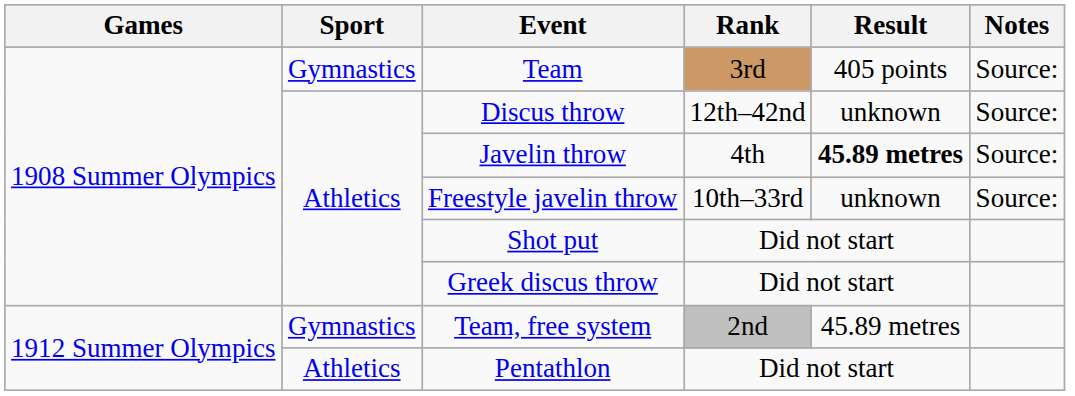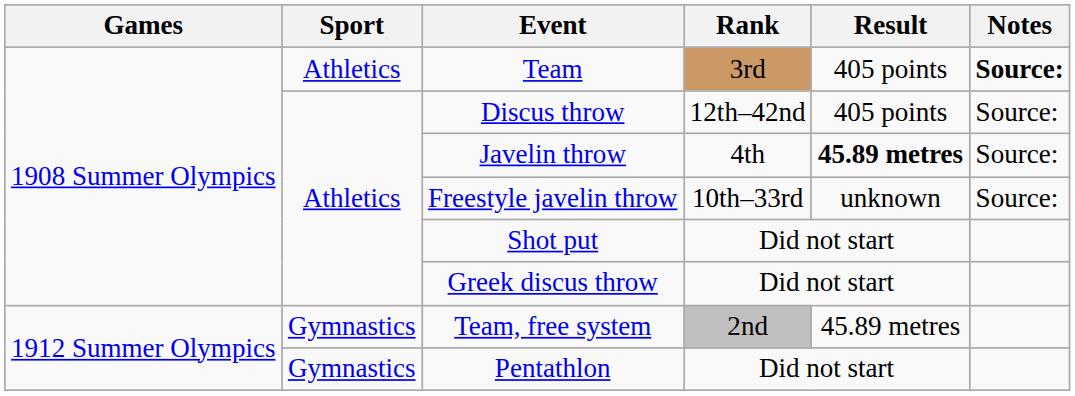(352, 68) Gymnastics -> (352, 68) Athletics
(1017, 68) normal -> (1020, 68) bold
(891, 111) unknown -> (891, 111) 405 points
(352, 369) Athletics -> (352, 369) Gymnastics
